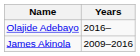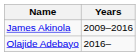rows swapped: (39, 43) <-> (43, 28)
